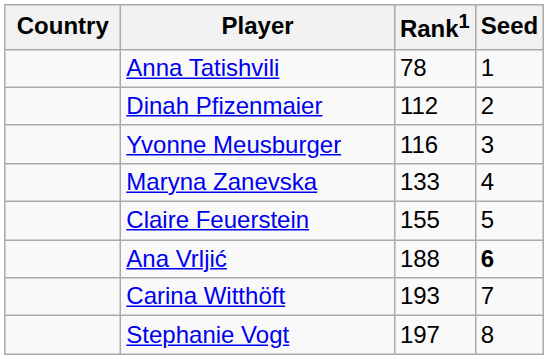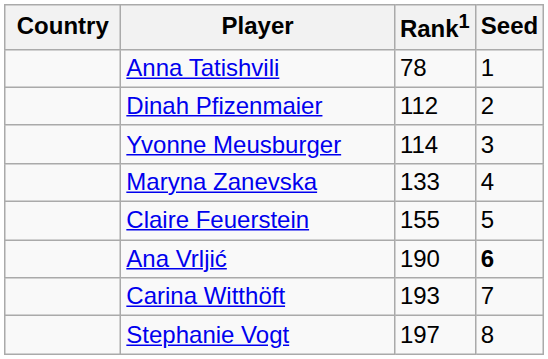(419, 144) 116 -> (419, 144) 114
(420, 258) 188 -> (420, 258) 190
